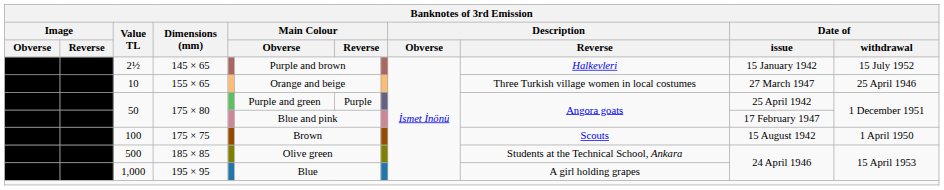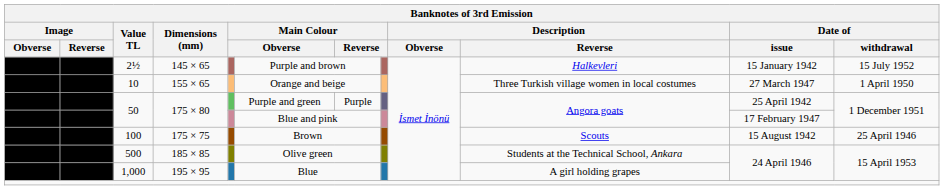(887, 83) 25 April 1946 -> (887, 83) 1 April 1950
(887, 136) 1 April 1950 -> (887, 136) 25 April 1946
